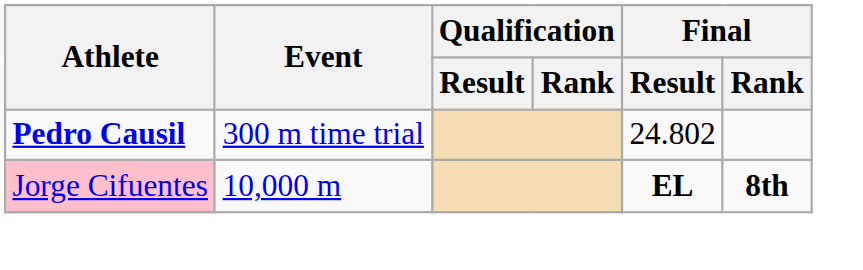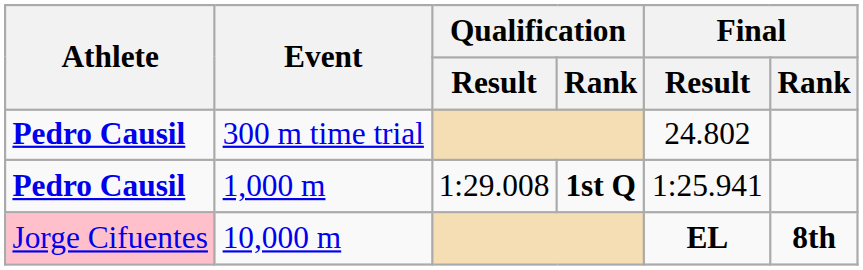+ row: (274, 186)
